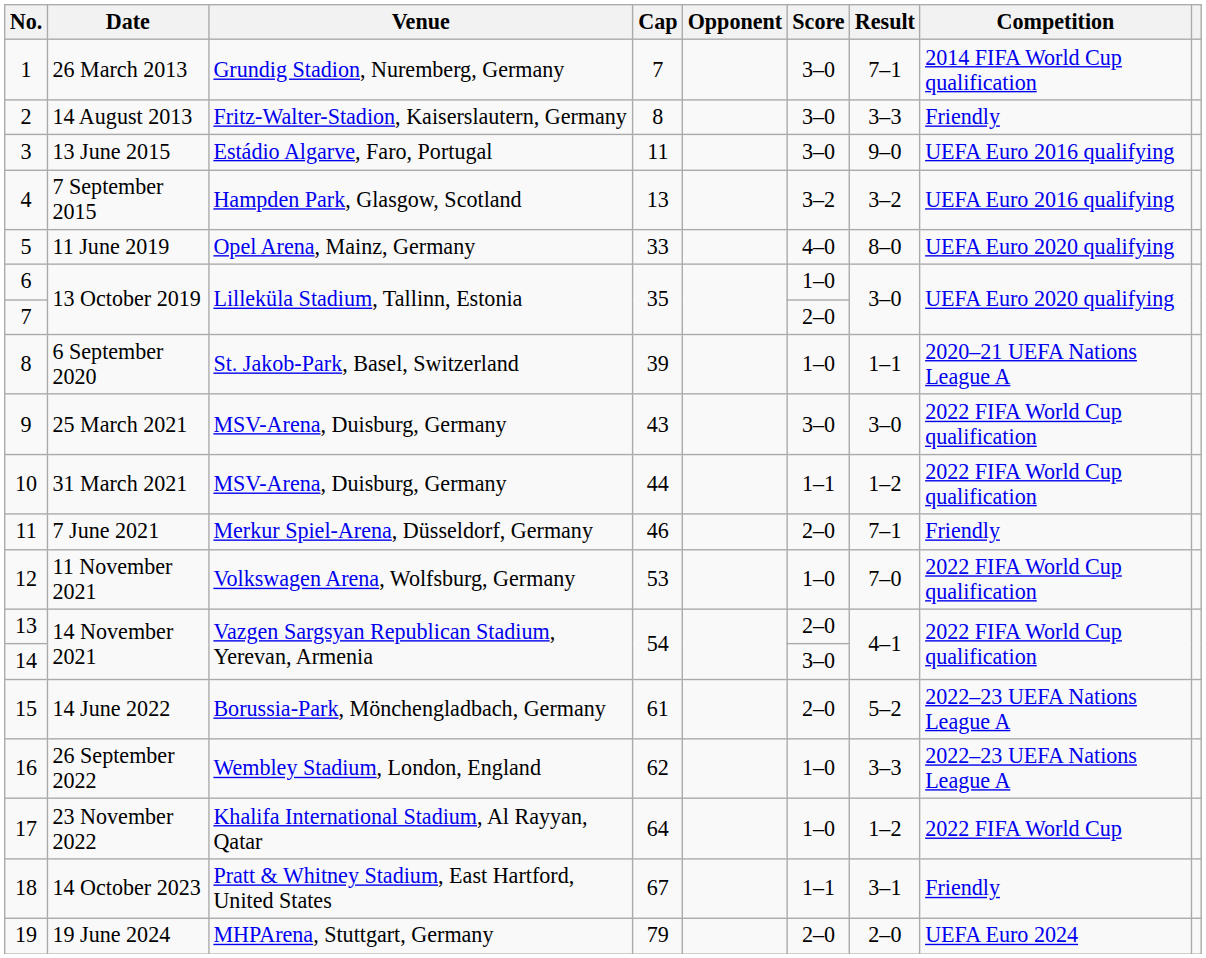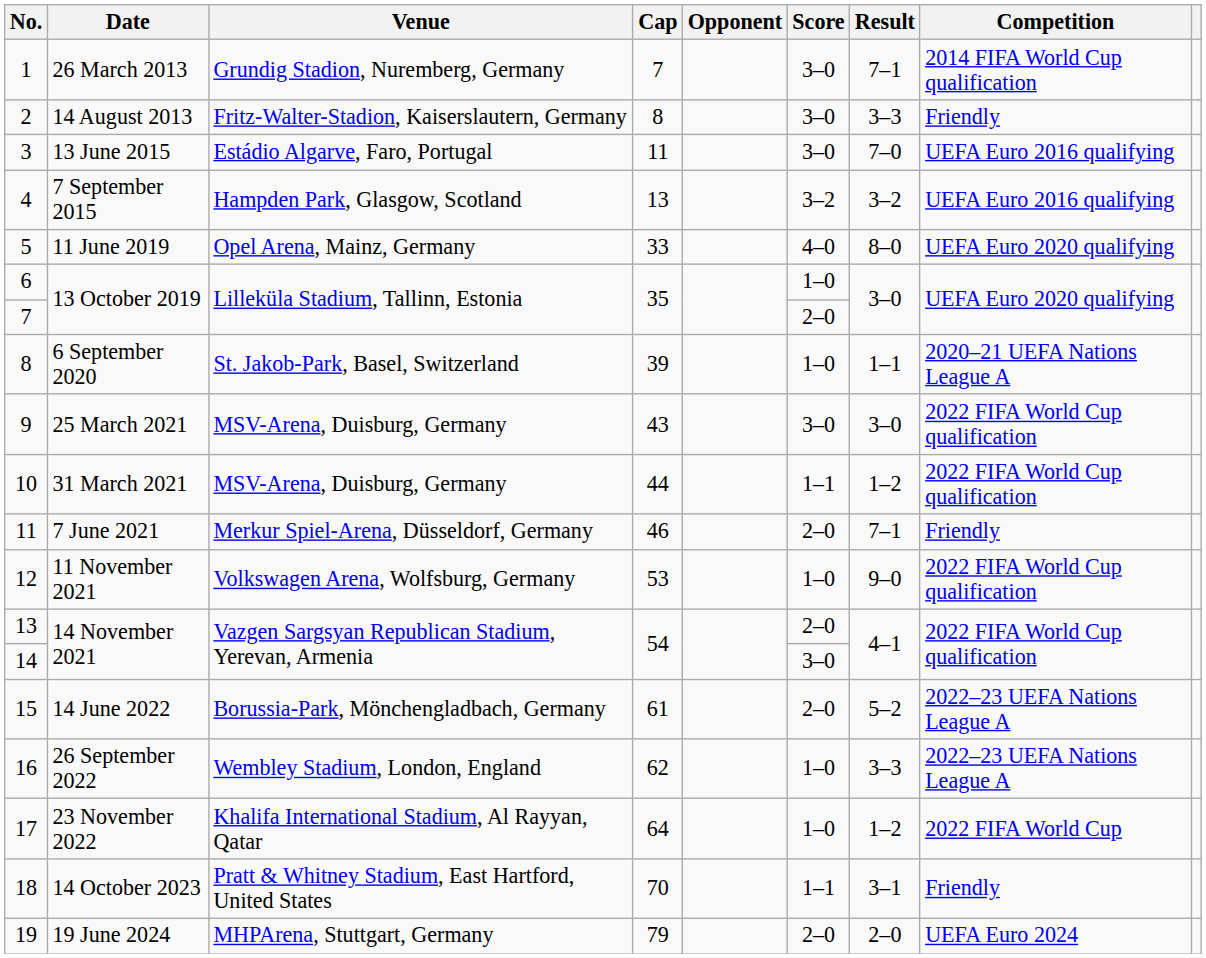(885, 151) 9–0 -> (885, 151) 7–0
(885, 578) 7–0 -> (885, 578) 9–0
(658, 888) 67 -> (658, 888) 70
